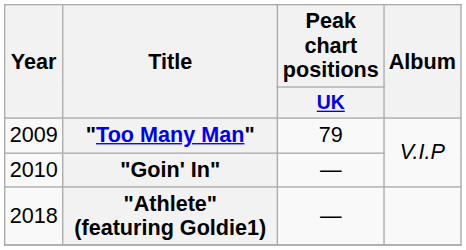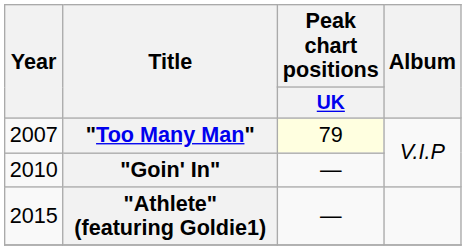(34, 135) 2009 -> (34, 135) 2007
(331, 135) no background -> (331, 135) lightyellow background
(34, 215) 2018 -> (34, 215) 2015
